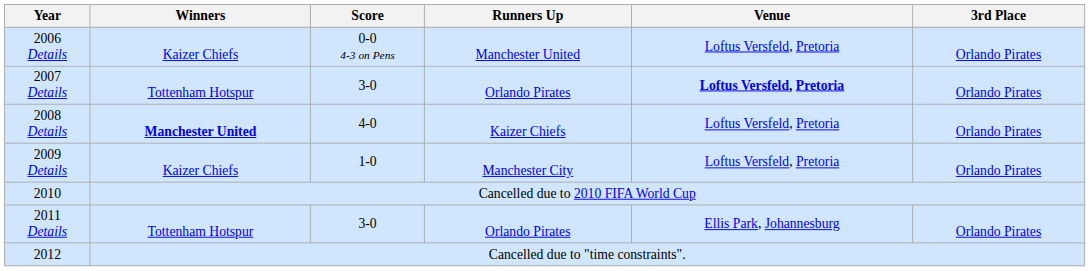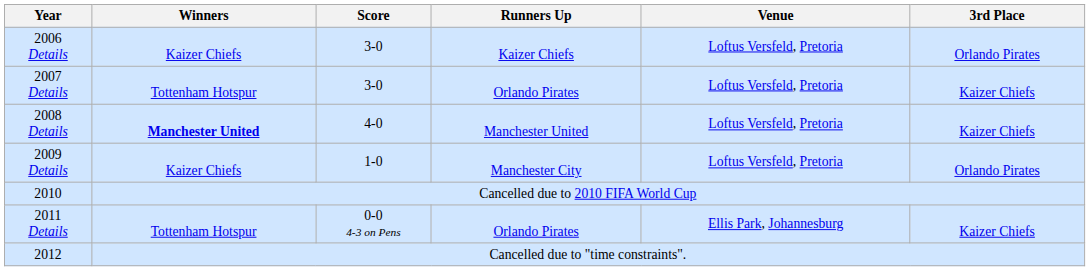(368, 46) 0-0 4-3 on Pens -> (373, 46) 3-0
(528, 54) Manchester United -> (536, 54) Kaizer Chiefs
(772, 85) bold -> (776, 85) normal
(999, 93) Orlando Pirates -> (997, 93) Kaizer Chiefs
(528, 132) Kaizer Chiefs -> (536, 132) Manchester United
(999, 132) Orlando Pirates -> (997, 132) Kaizer Chiefs
(368, 224) 3-0 -> (373, 224) 0-0 4-3 on Pens
(999, 232) Orlando Pirates -> (997, 232) Kaizer Chiefs
